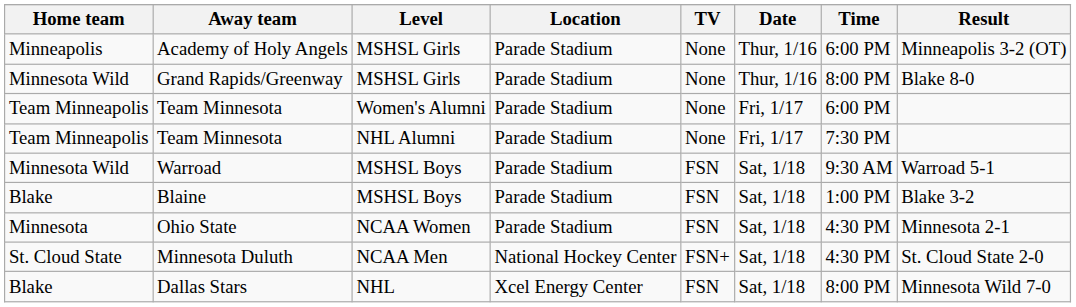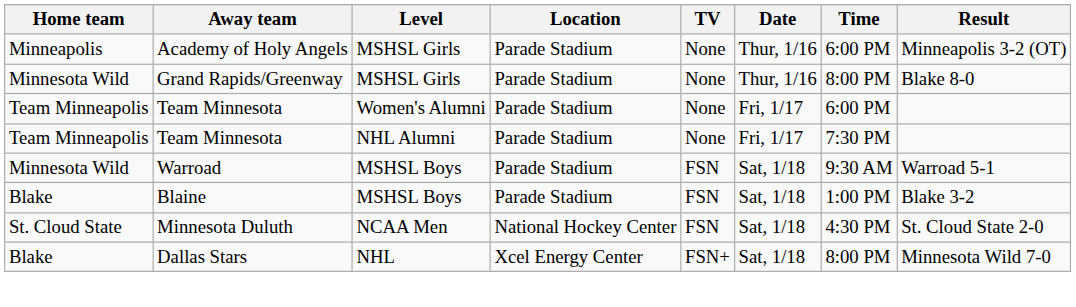- row: (197, 227)
(707, 256) FSN+ -> (702, 227) FSN
(702, 286) FSN -> (707, 256) FSN+
